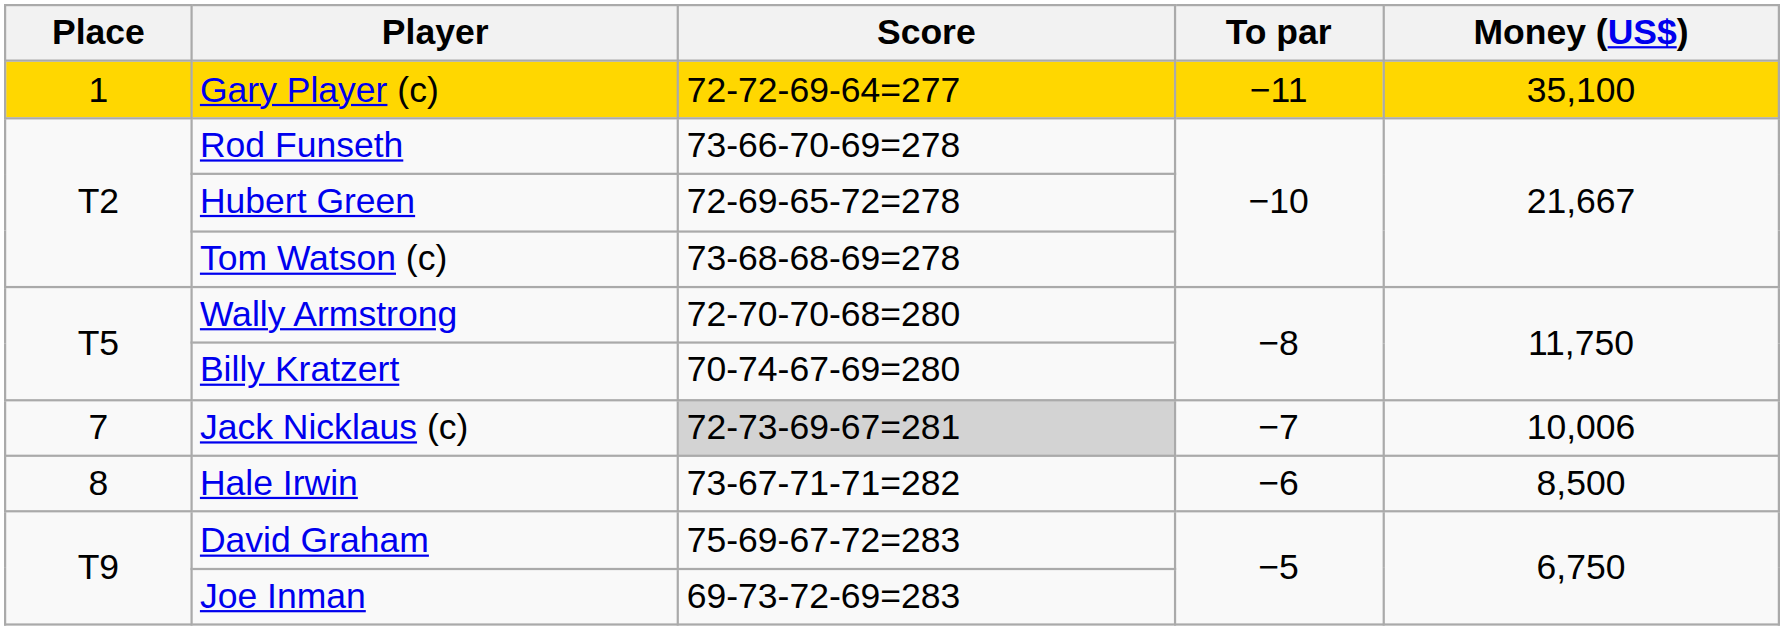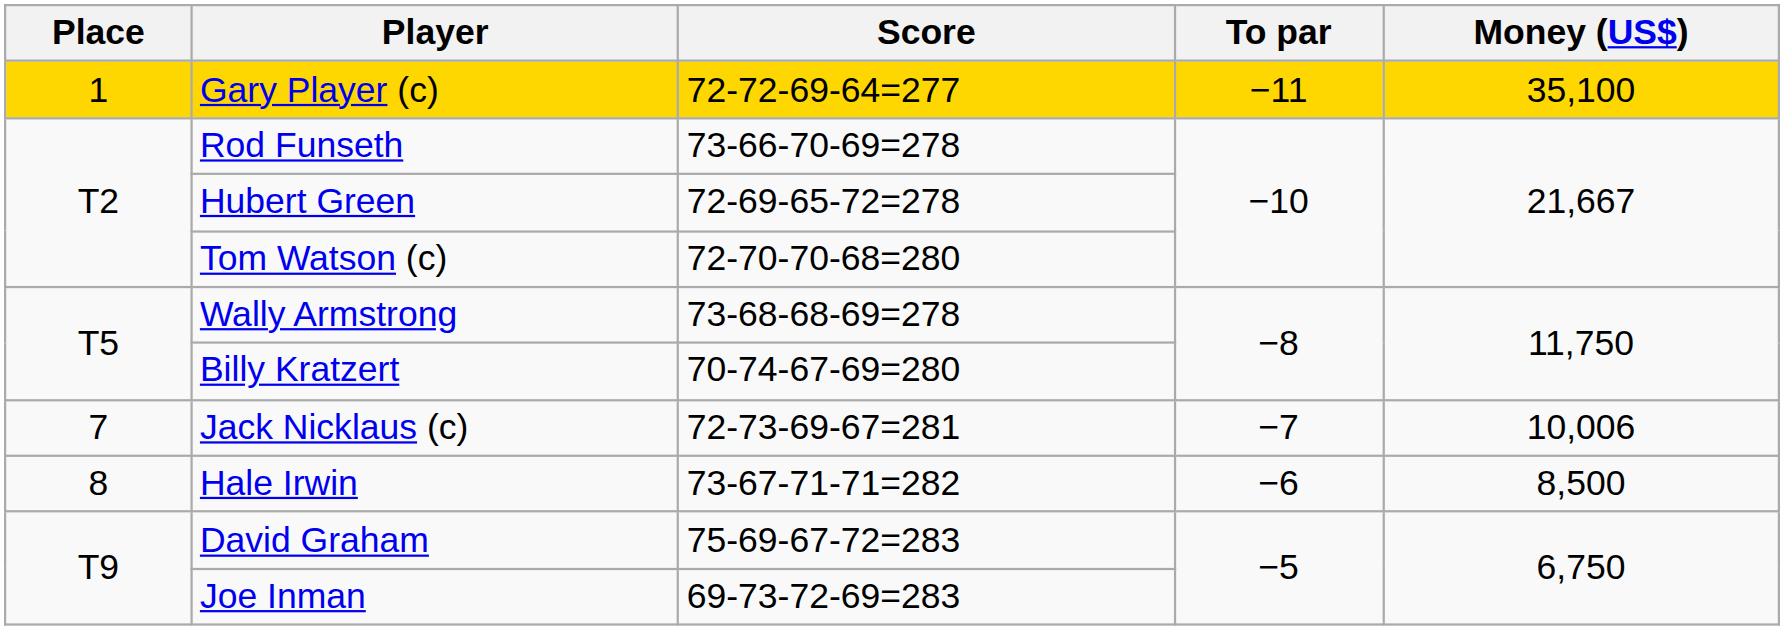(824, 257) 73-68-68-69=278 -> (824, 257) 72-70-70-68=280
(824, 314) 72-70-70-68=280 -> (824, 314) 73-68-68-69=278
(824, 426) lightgrey background -> (824, 426) no background
